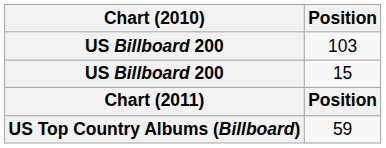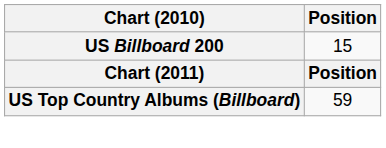- row: (343, 45)
